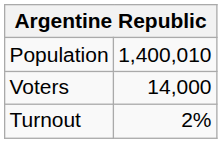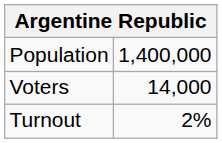(165, 54) 1,400,010 -> (165, 54) 1,400,000
